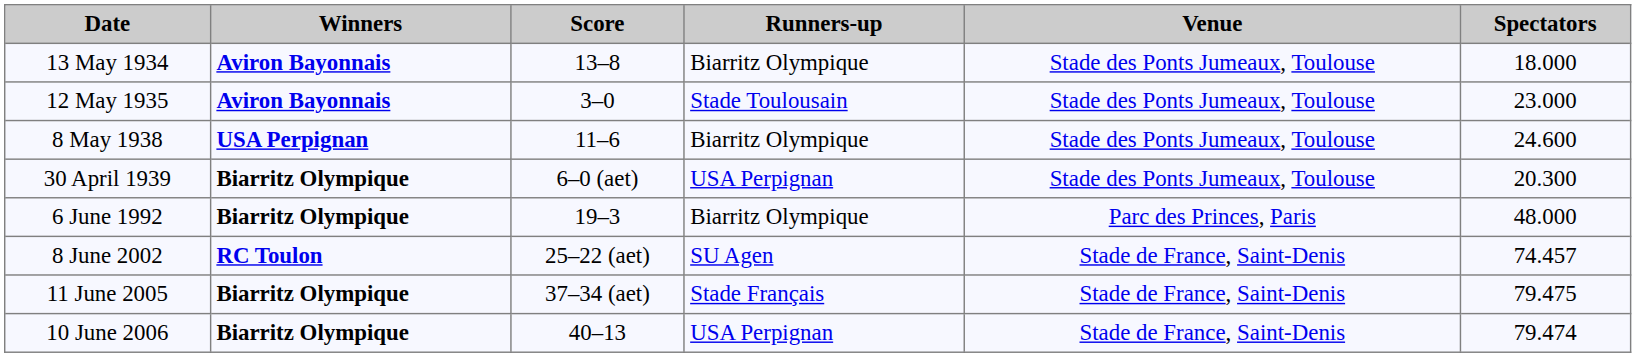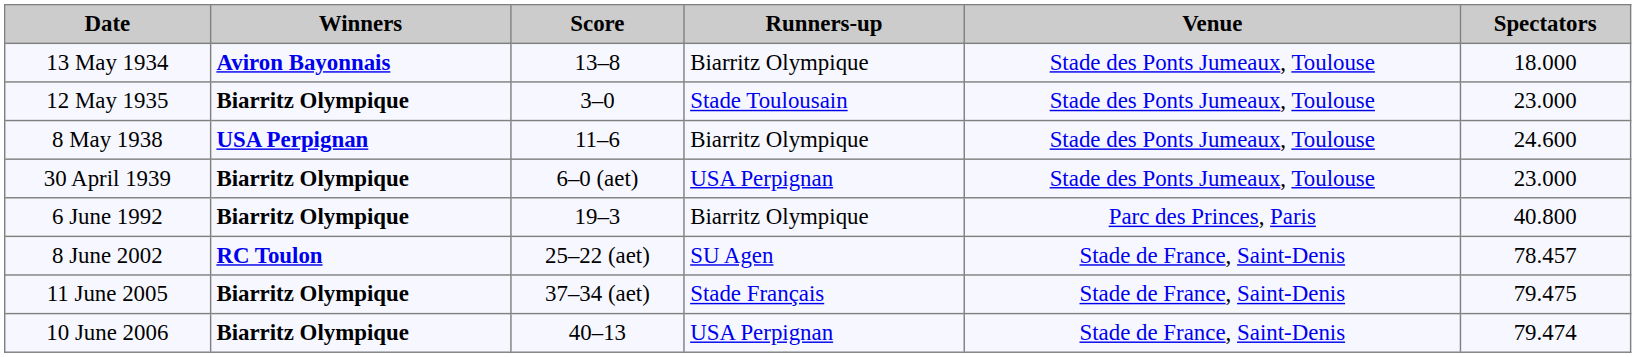(303, 101) Aviron Bayonnais -> (313, 101) Biarritz Olympique
(1545, 178) 20.300 -> (1545, 178) 23.000
(1545, 216) 48.000 -> (1545, 216) 40.800
(1545, 255) 74.457 -> (1545, 255) 78.457
